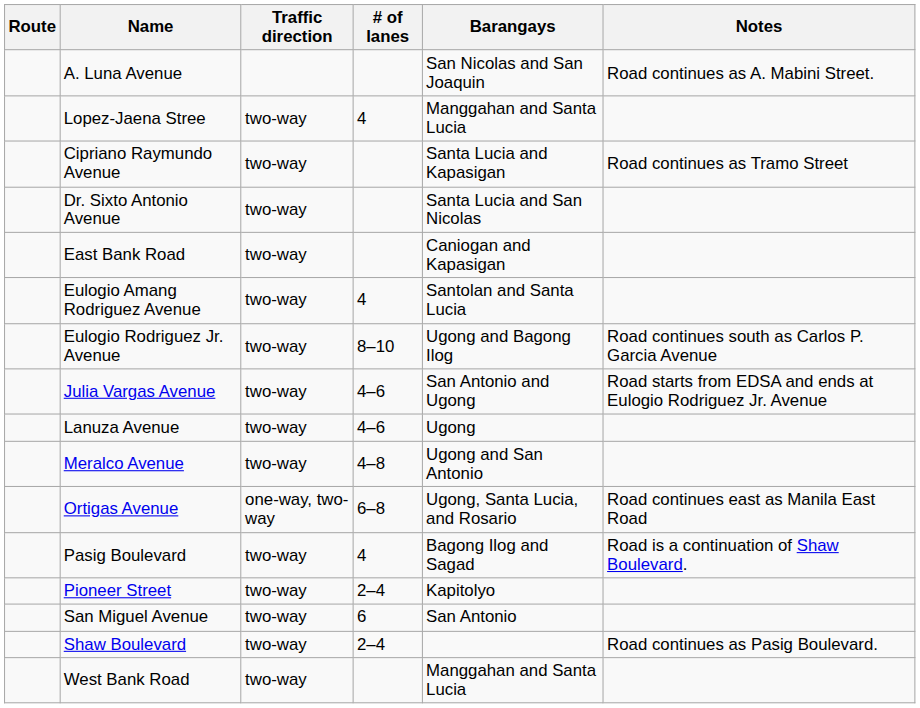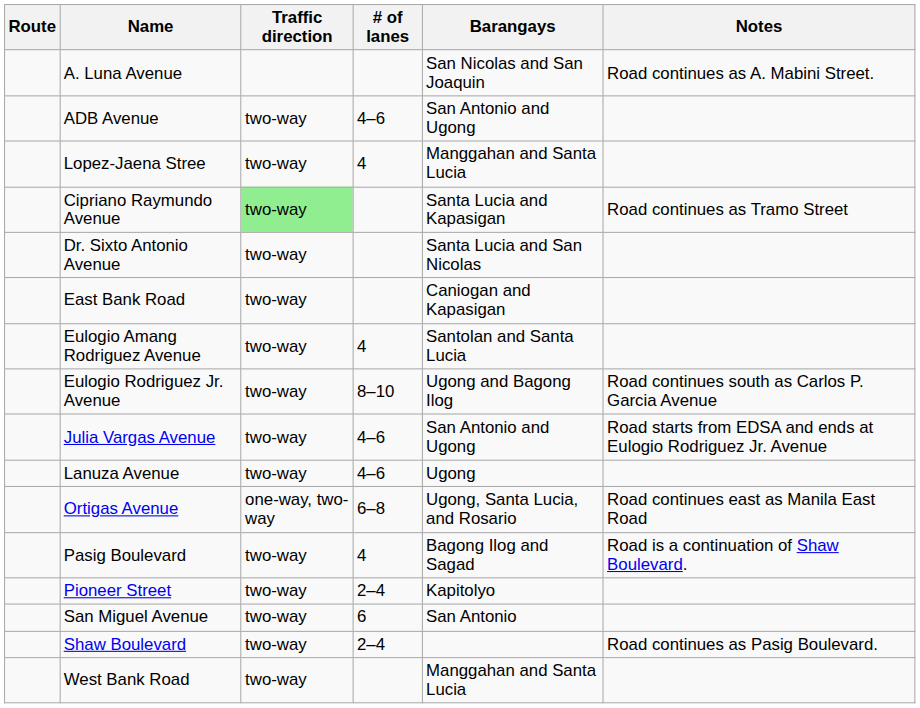+ row: (111, 118)
(276, 163) no background -> (276, 209) lightgreen background
- row: (124, 463)
